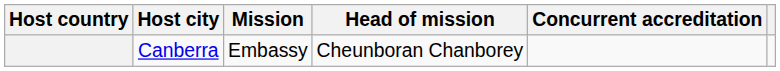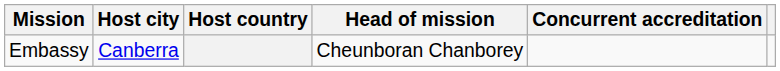columns swapped: (69, 19) <-> (268, 19)
